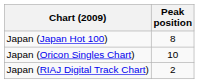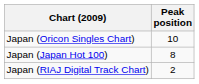rows swapped: (71, 54) <-> (57, 39)
